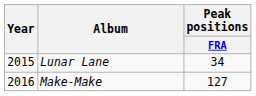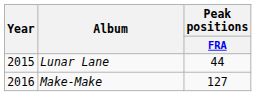(217, 63) 34 -> (217, 63) 44
